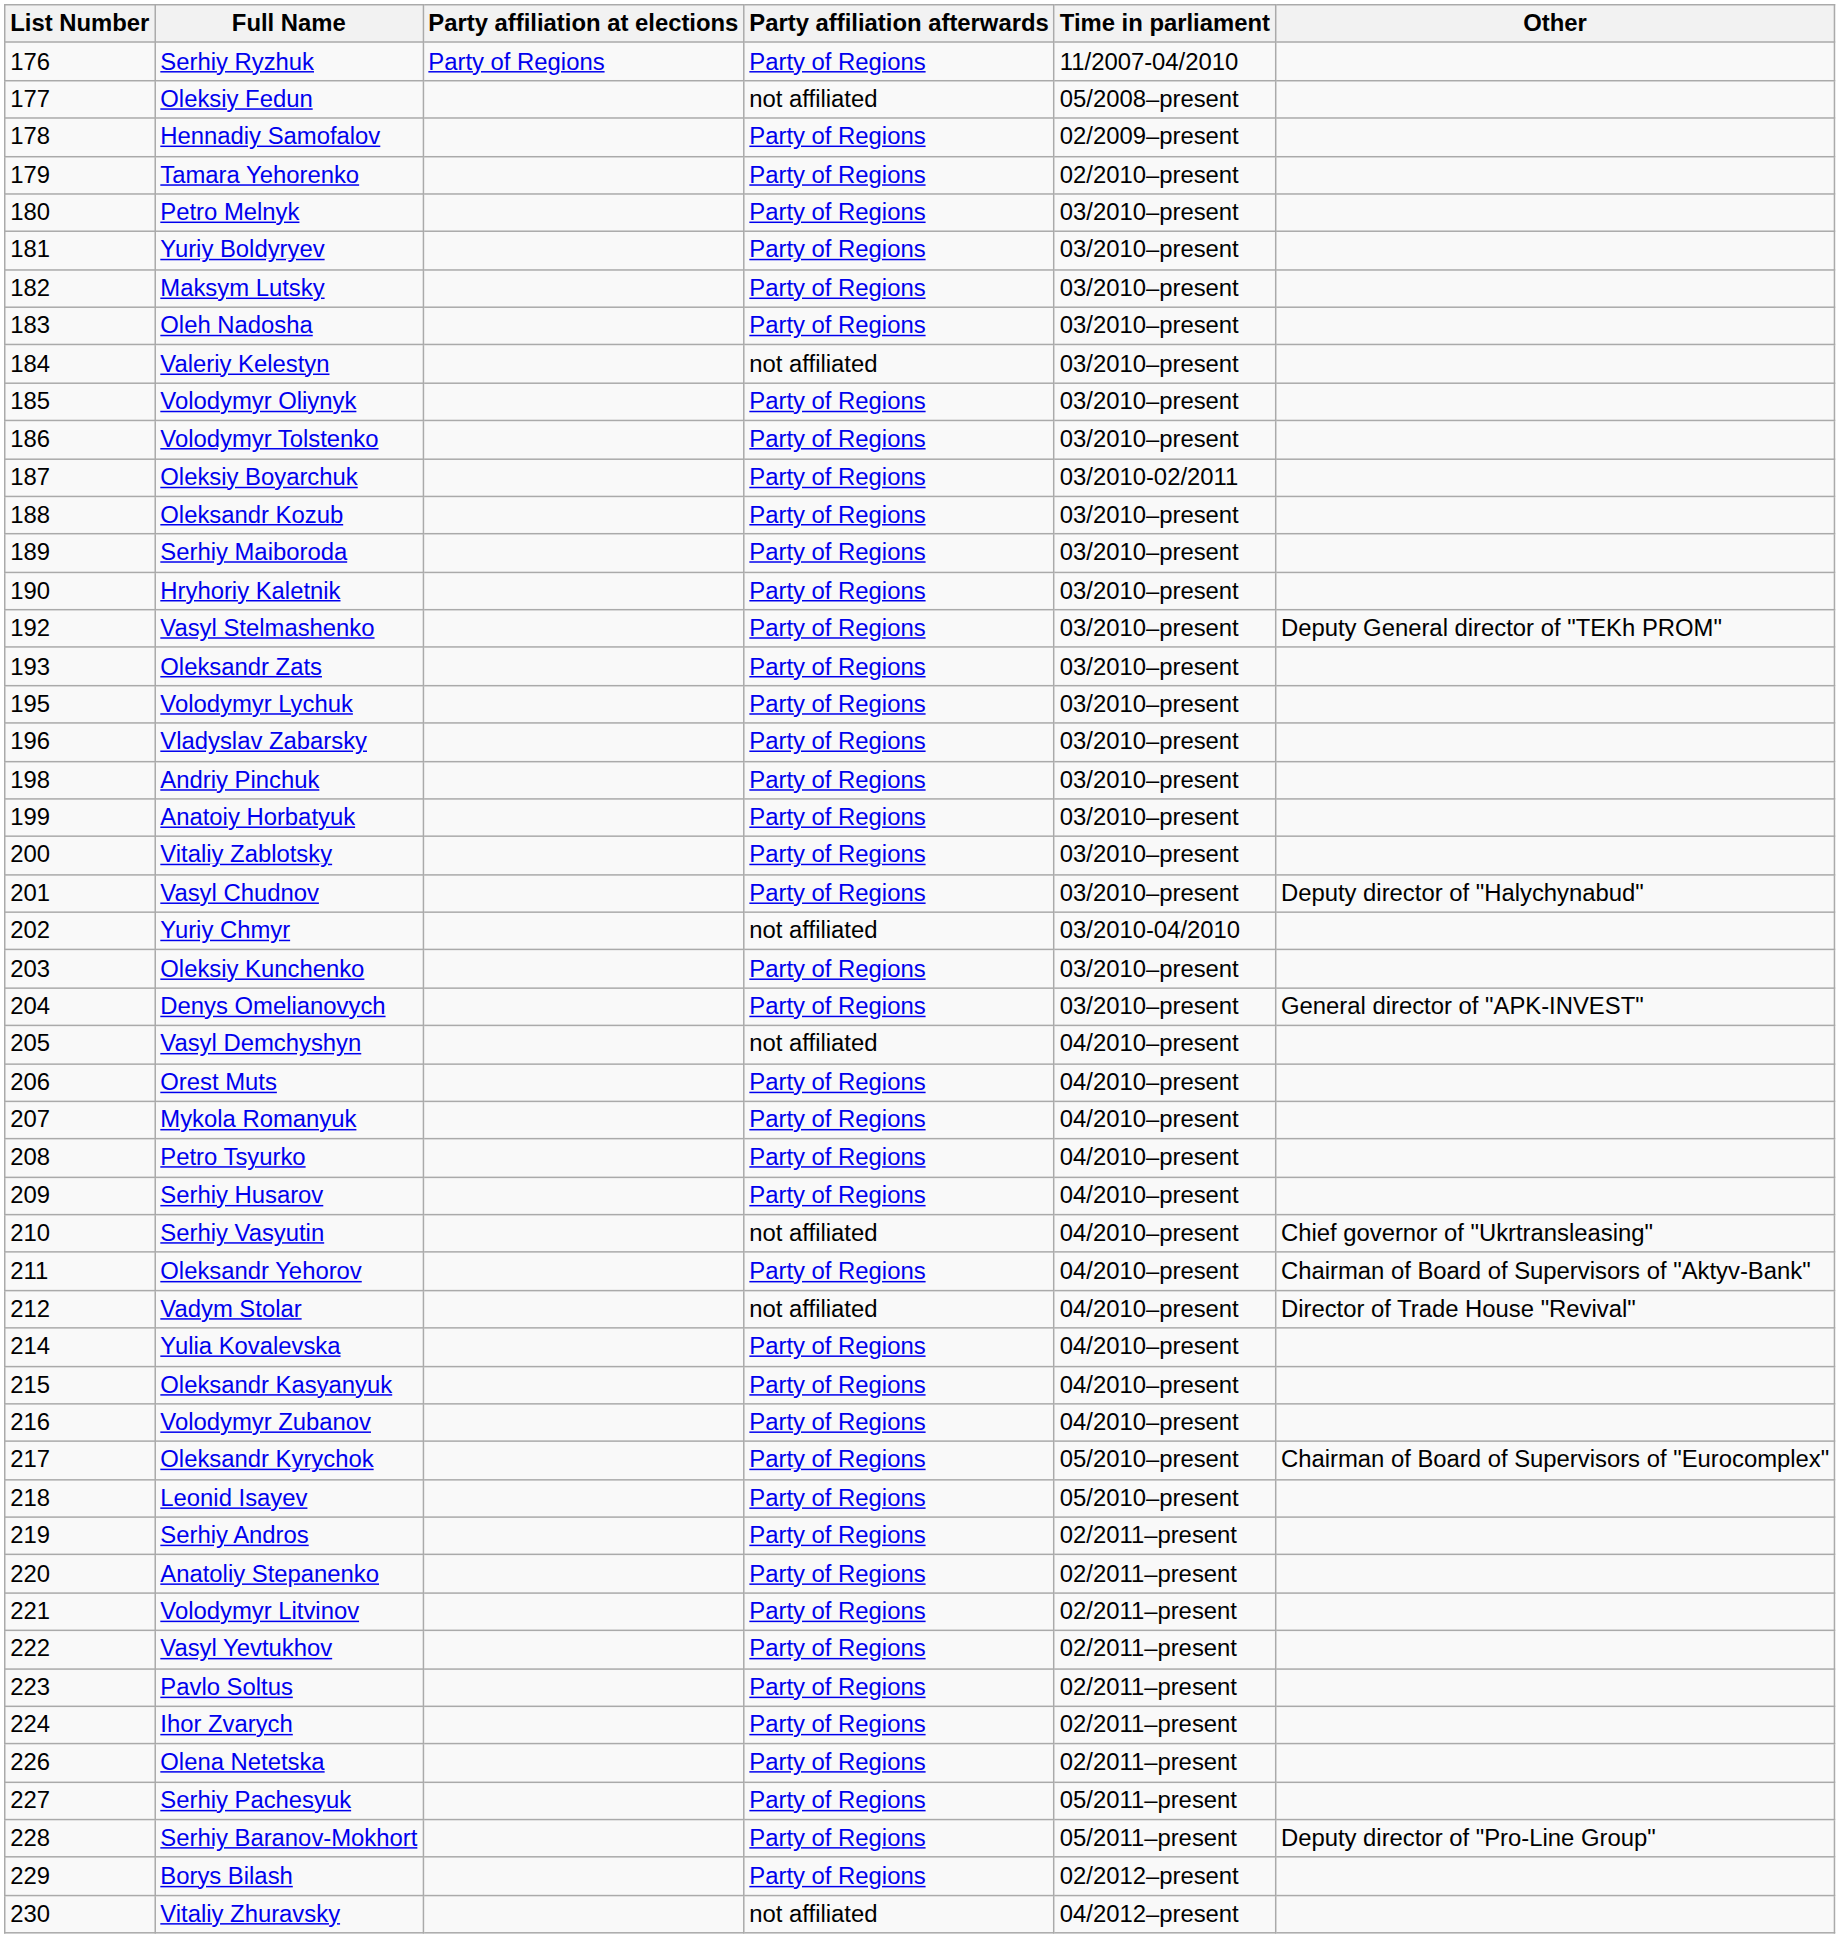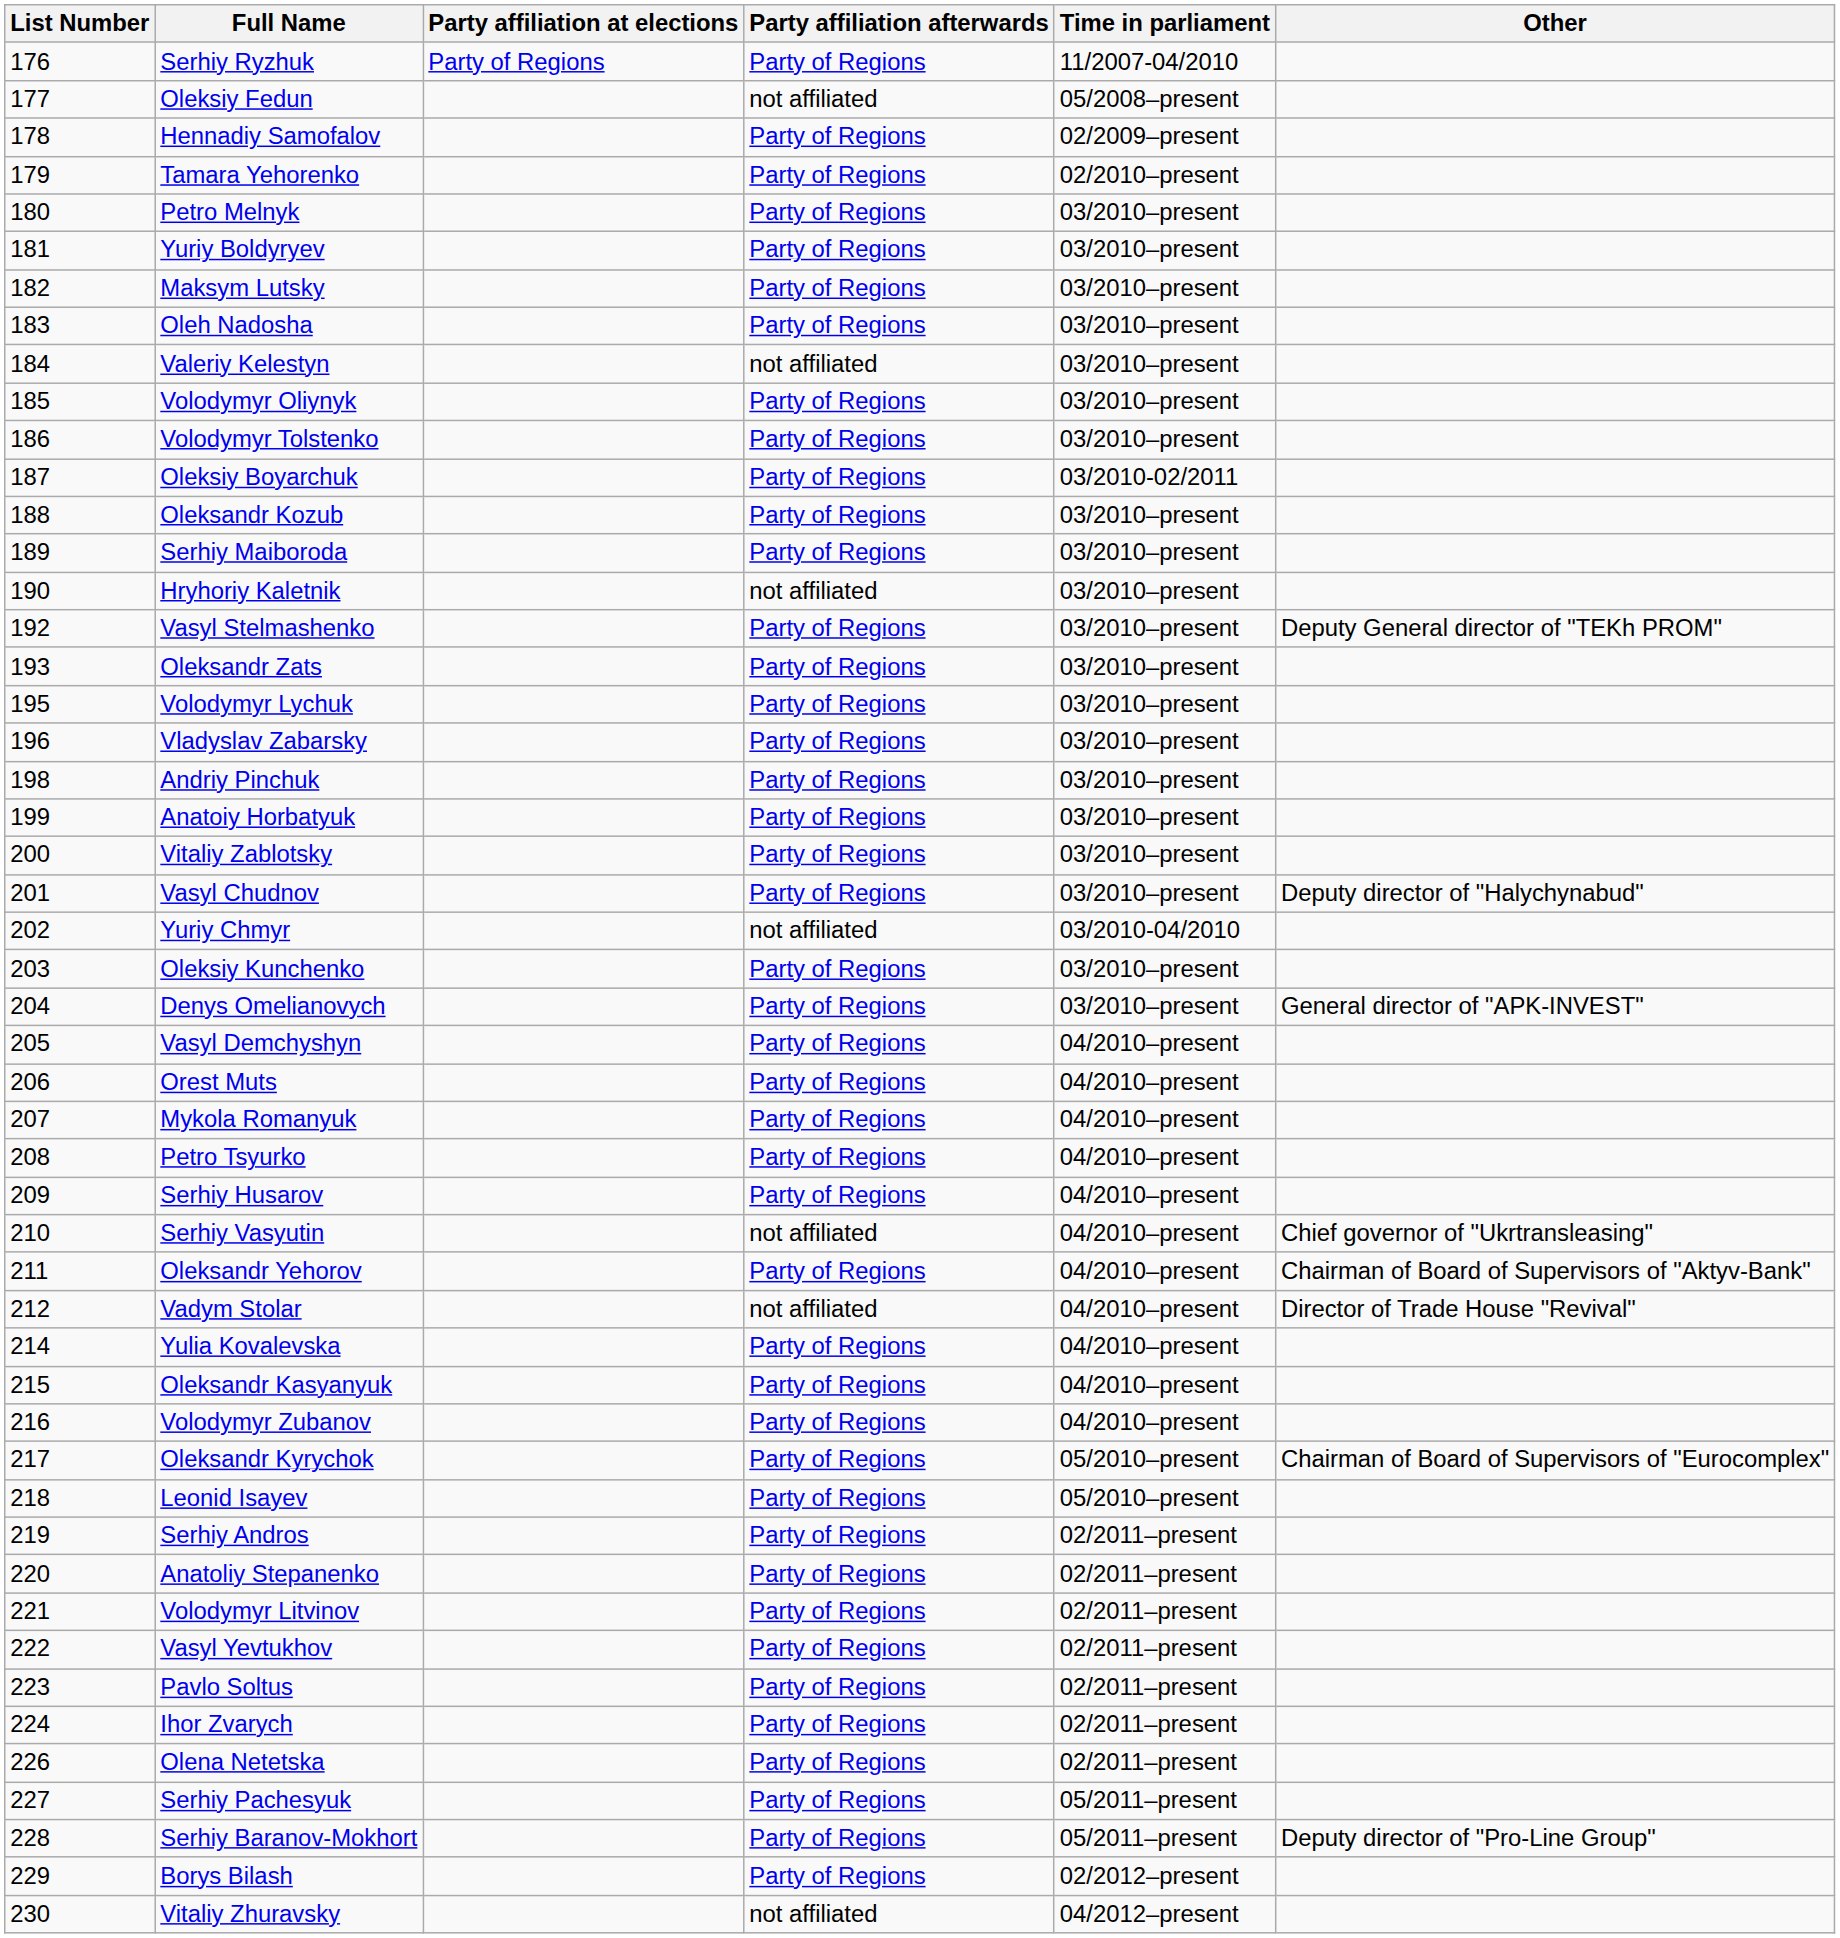(837, 590) Party of Regions -> (813, 590) not affiliated
(813, 1044) not affiliated -> (837, 1044) Party of Regions
